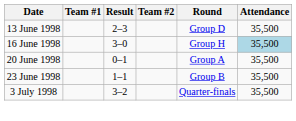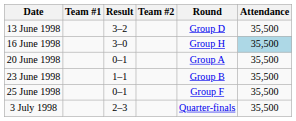(120, 28) 2–3 -> (120, 28) 3–2
+ row: (34, 92)
(120, 92) 3–2 -> (120, 108) 2–3
